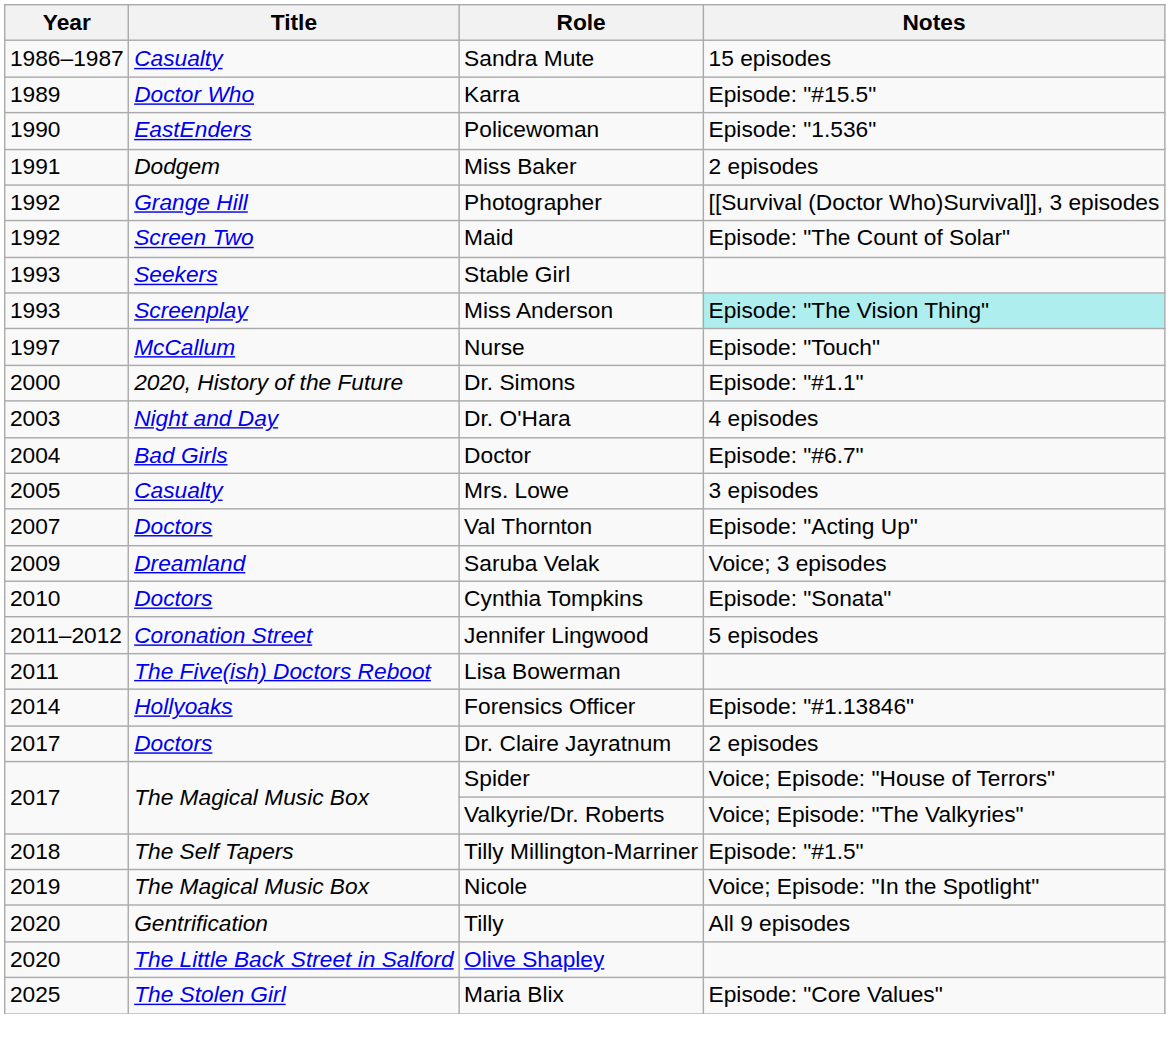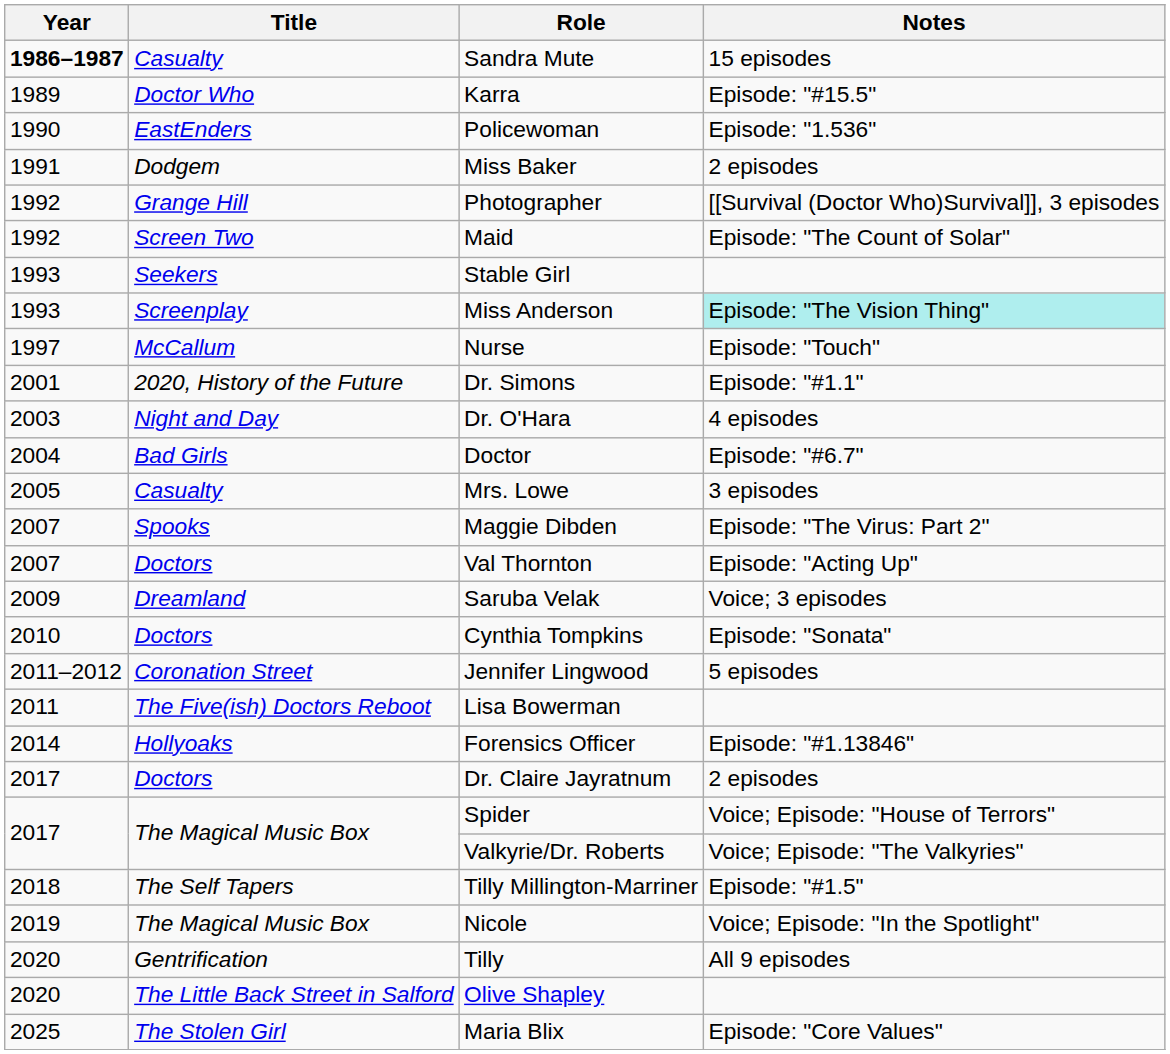(67, 58) normal -> (67, 58) bold
(35, 382) 2000 -> (35, 382) 2001
+ row: (541, 526)
